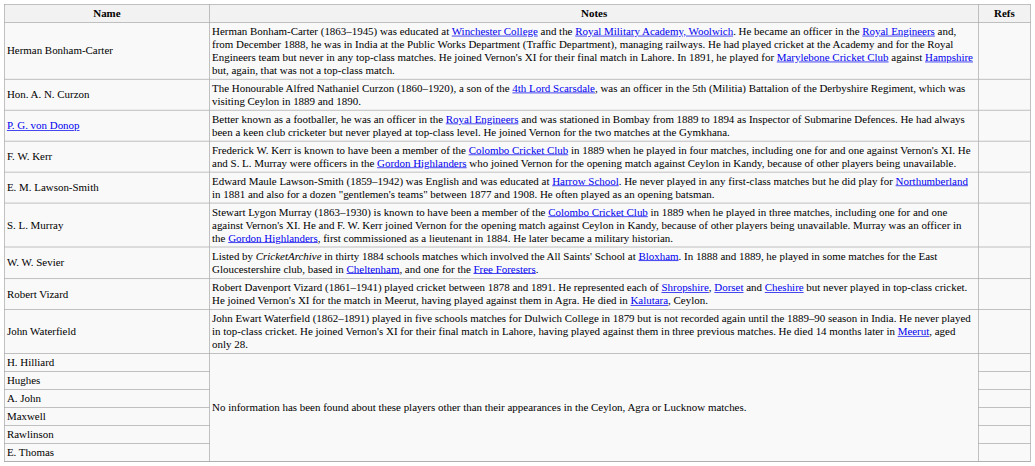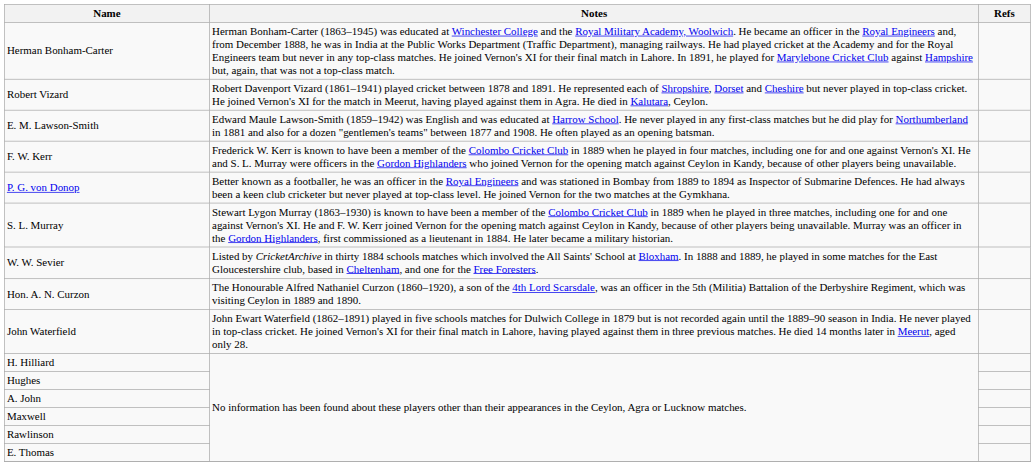rows swapped: (48, 95) <-> (38, 294)
rows swapped: (43, 126) <-> (53, 188)
